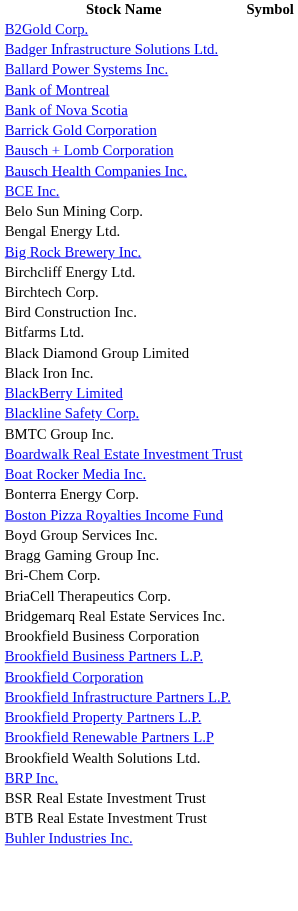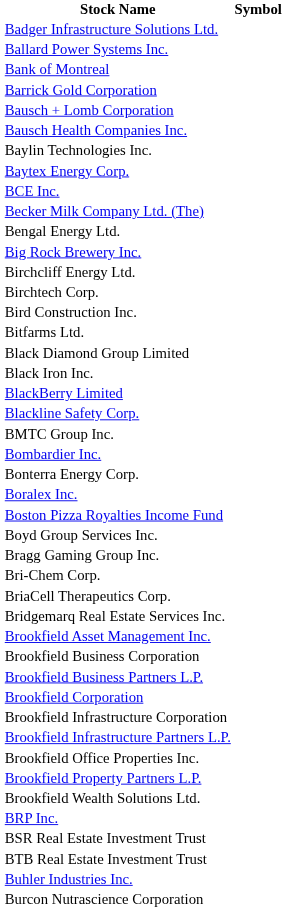- row: (46, 29)
- row: (66, 110)
+ row: (78, 150)
+ row: (67, 171)
+ row: (104, 211)
- row: (74, 211)
- row: (124, 454)
- row: (75, 474)
+ row: (53, 454)
+ row: (41, 494)
+ row: (108, 636)
+ row: (116, 717)
+ row: (102, 757)
- row: (109, 737)
+ row: (104, 899)
